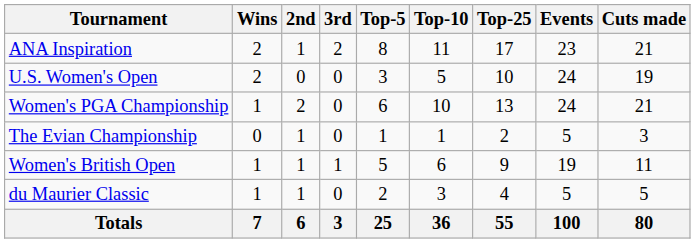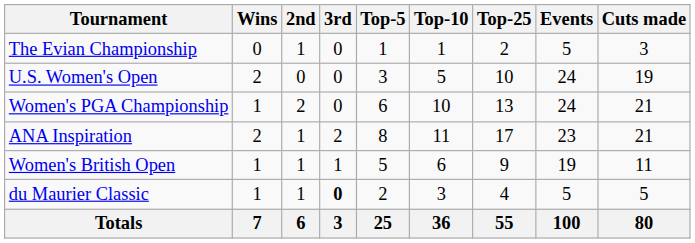rows swapped: (70, 48) <-> (103, 135)
(338, 194) normal -> (338, 194) bold
